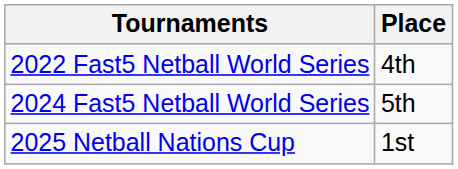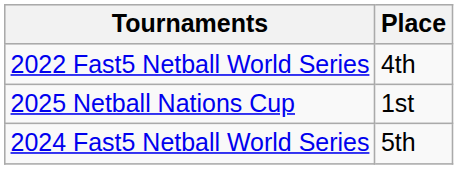rows swapped: (190, 103) <-> (153, 143)
